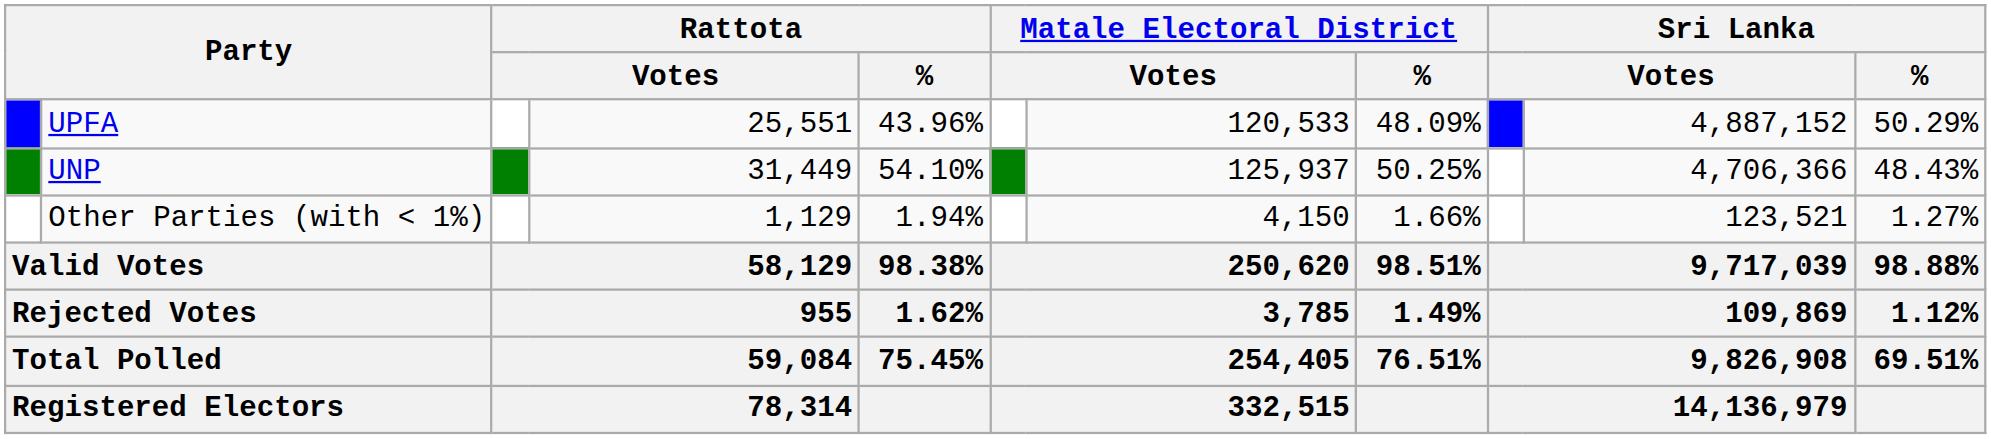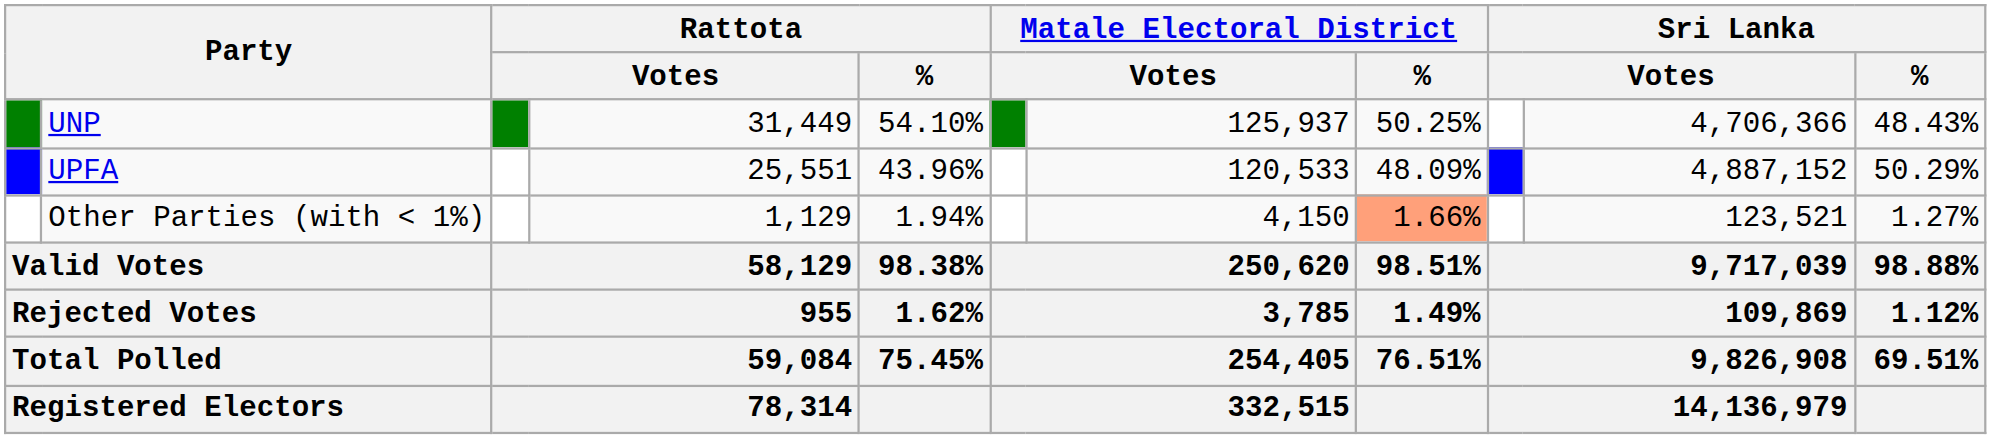rows swapped: (75, 171) <-> (83, 124)
(1437, 219) no background -> (1437, 219) lightsalmon background
